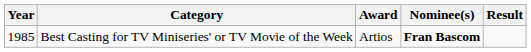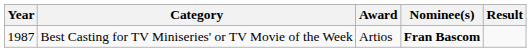(21, 36) 1985 -> (21, 36) 1987
